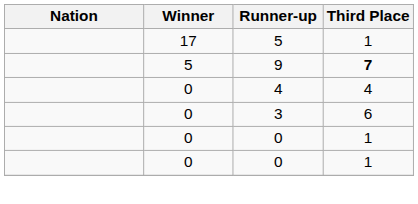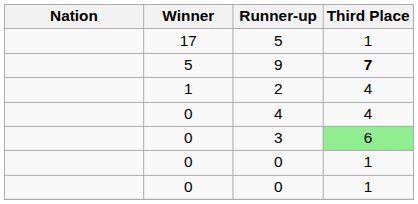+ row: (188, 89)
(368, 114) no background -> (368, 138) lightgreen background
